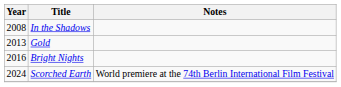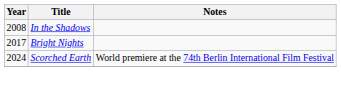- row: (40, 43)
(16, 58) 2016 -> (16, 43) 2017
